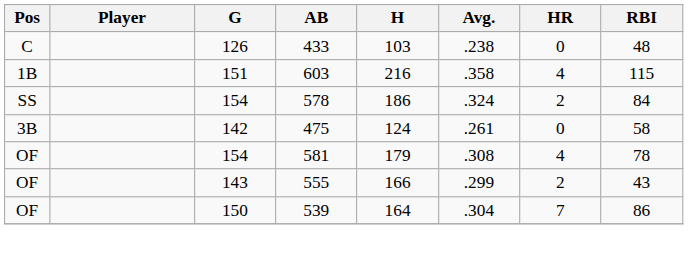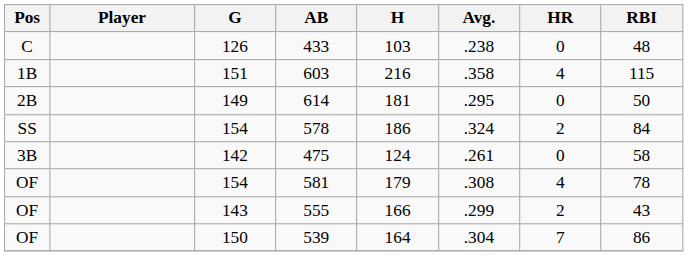+ row: (316, 100)
